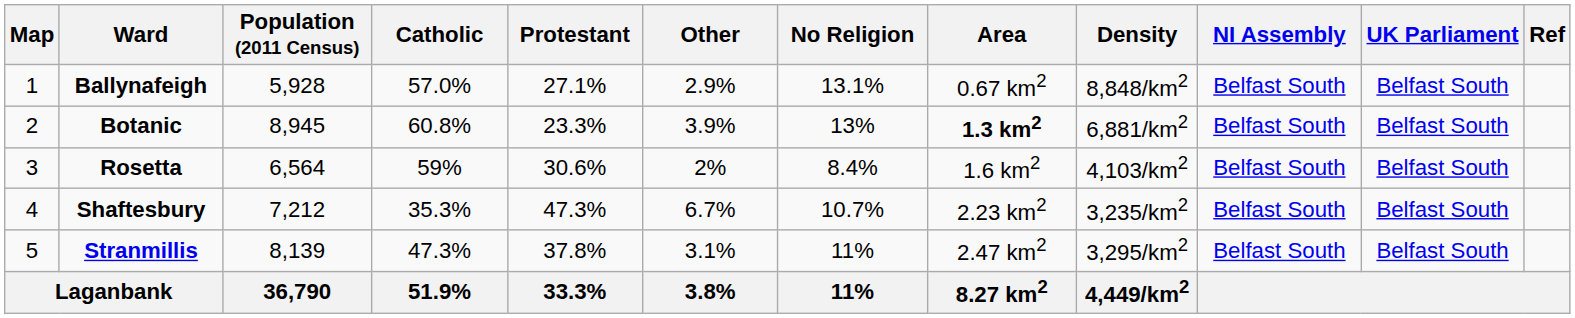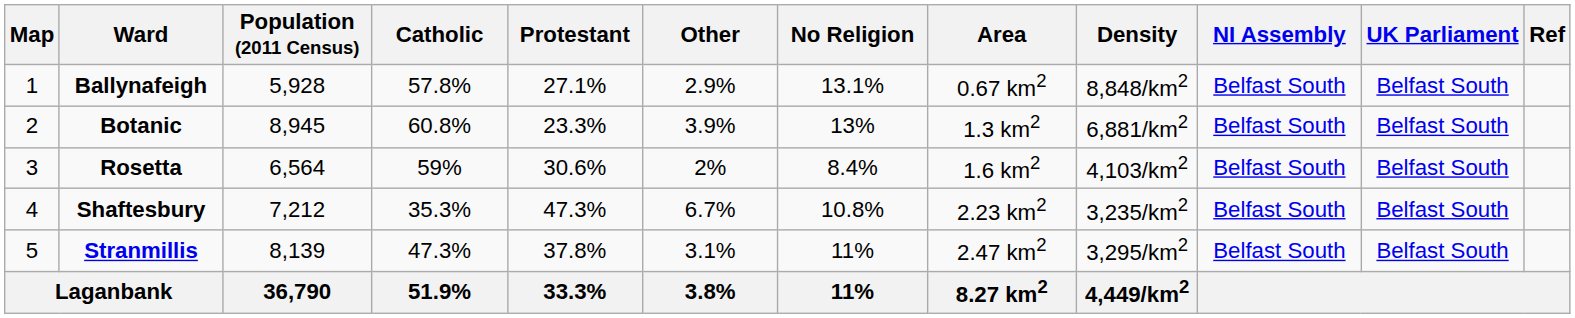(440, 85) 57.0% -> (440, 85) 57.8%
(1002, 126) bold -> (1002, 126) normal
(853, 209) 10.7% -> (853, 209) 10.8%
